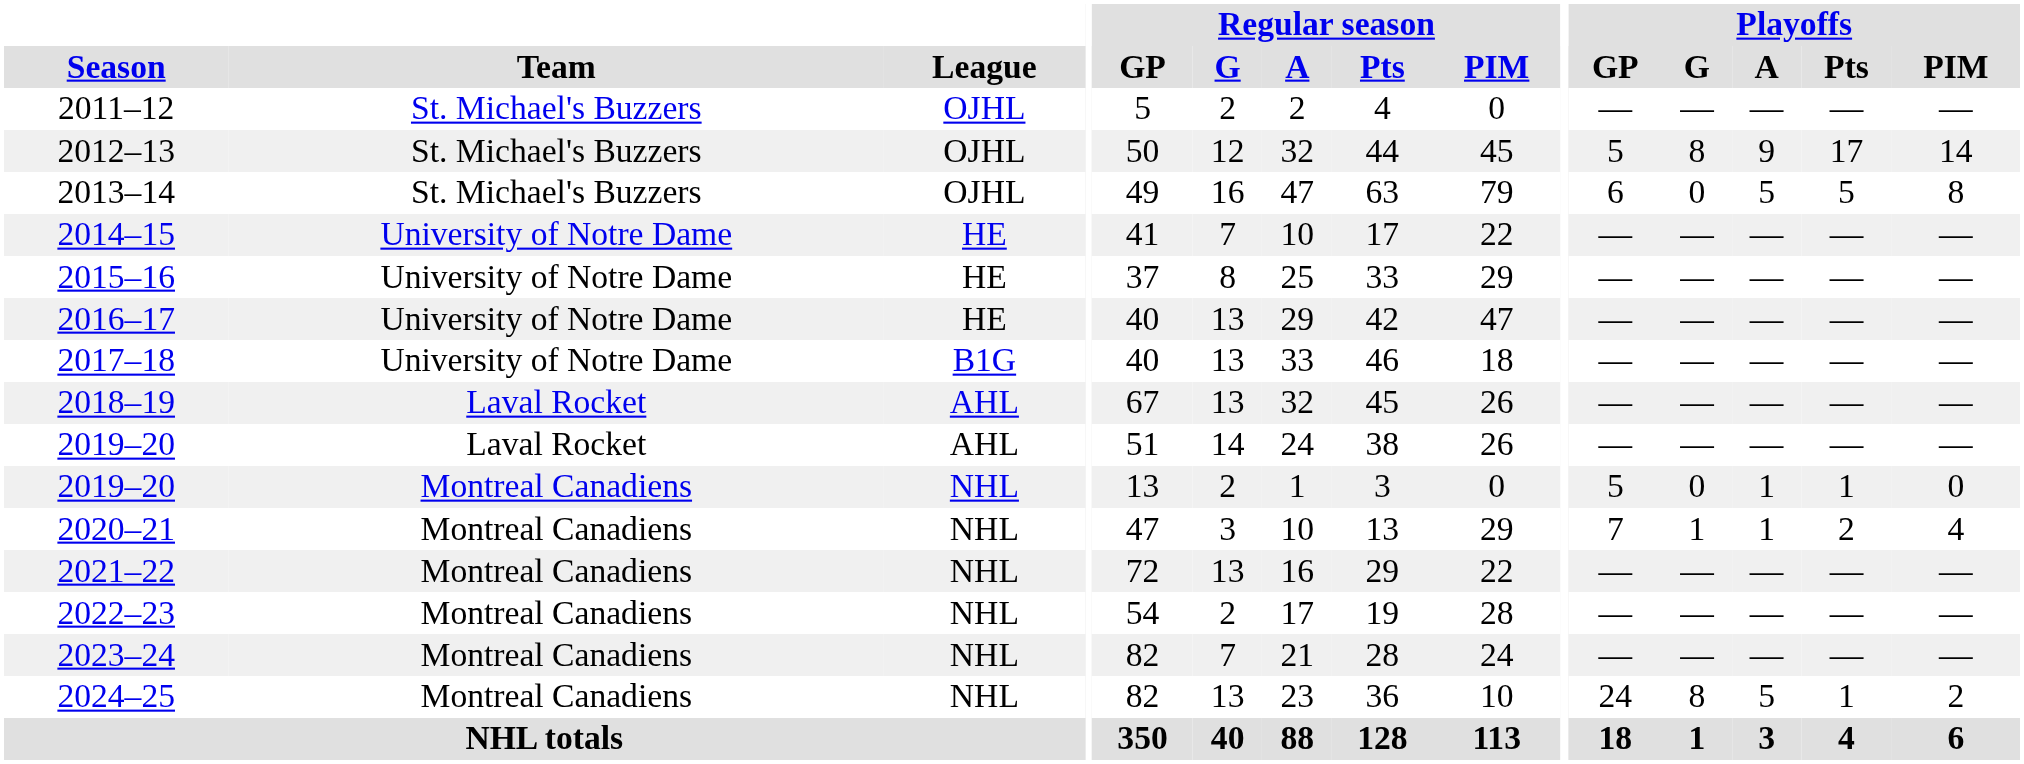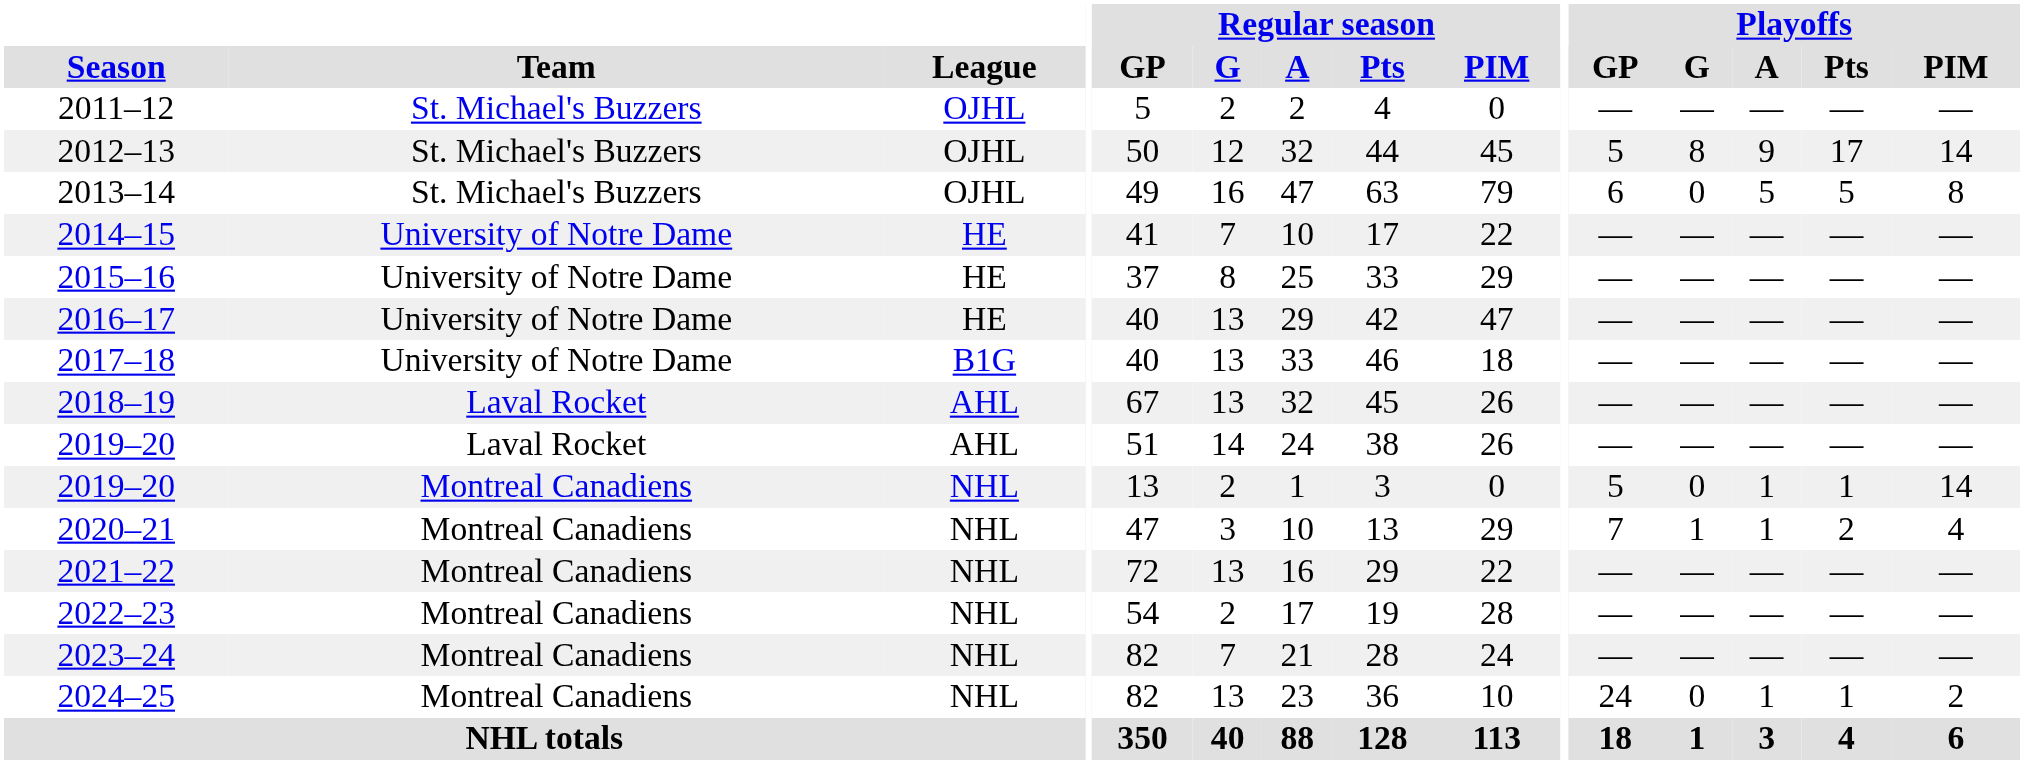(1956, 486) 0 -> (1956, 486) 14
(1697, 696) 8 -> (1697, 696) 0
(1767, 696) 5 -> (1767, 696) 1
